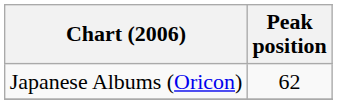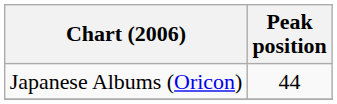(290, 81) 62 -> (290, 81) 44
